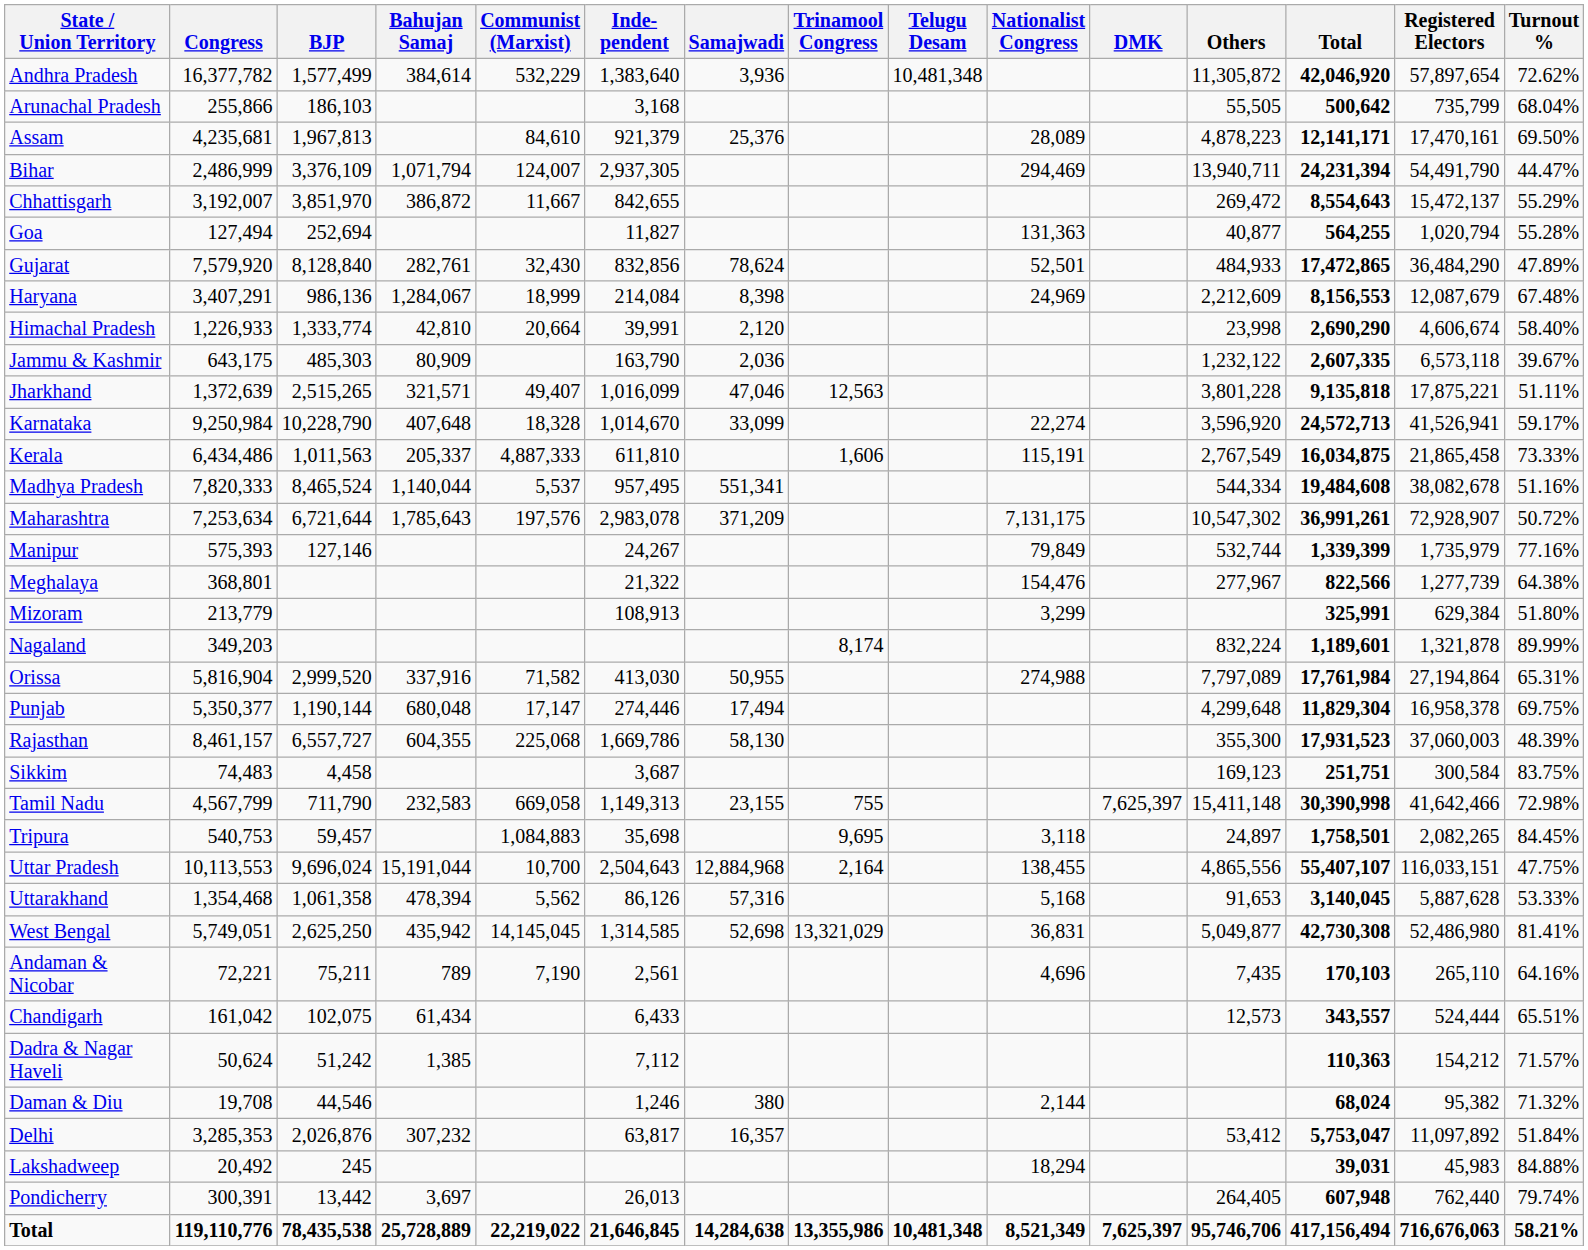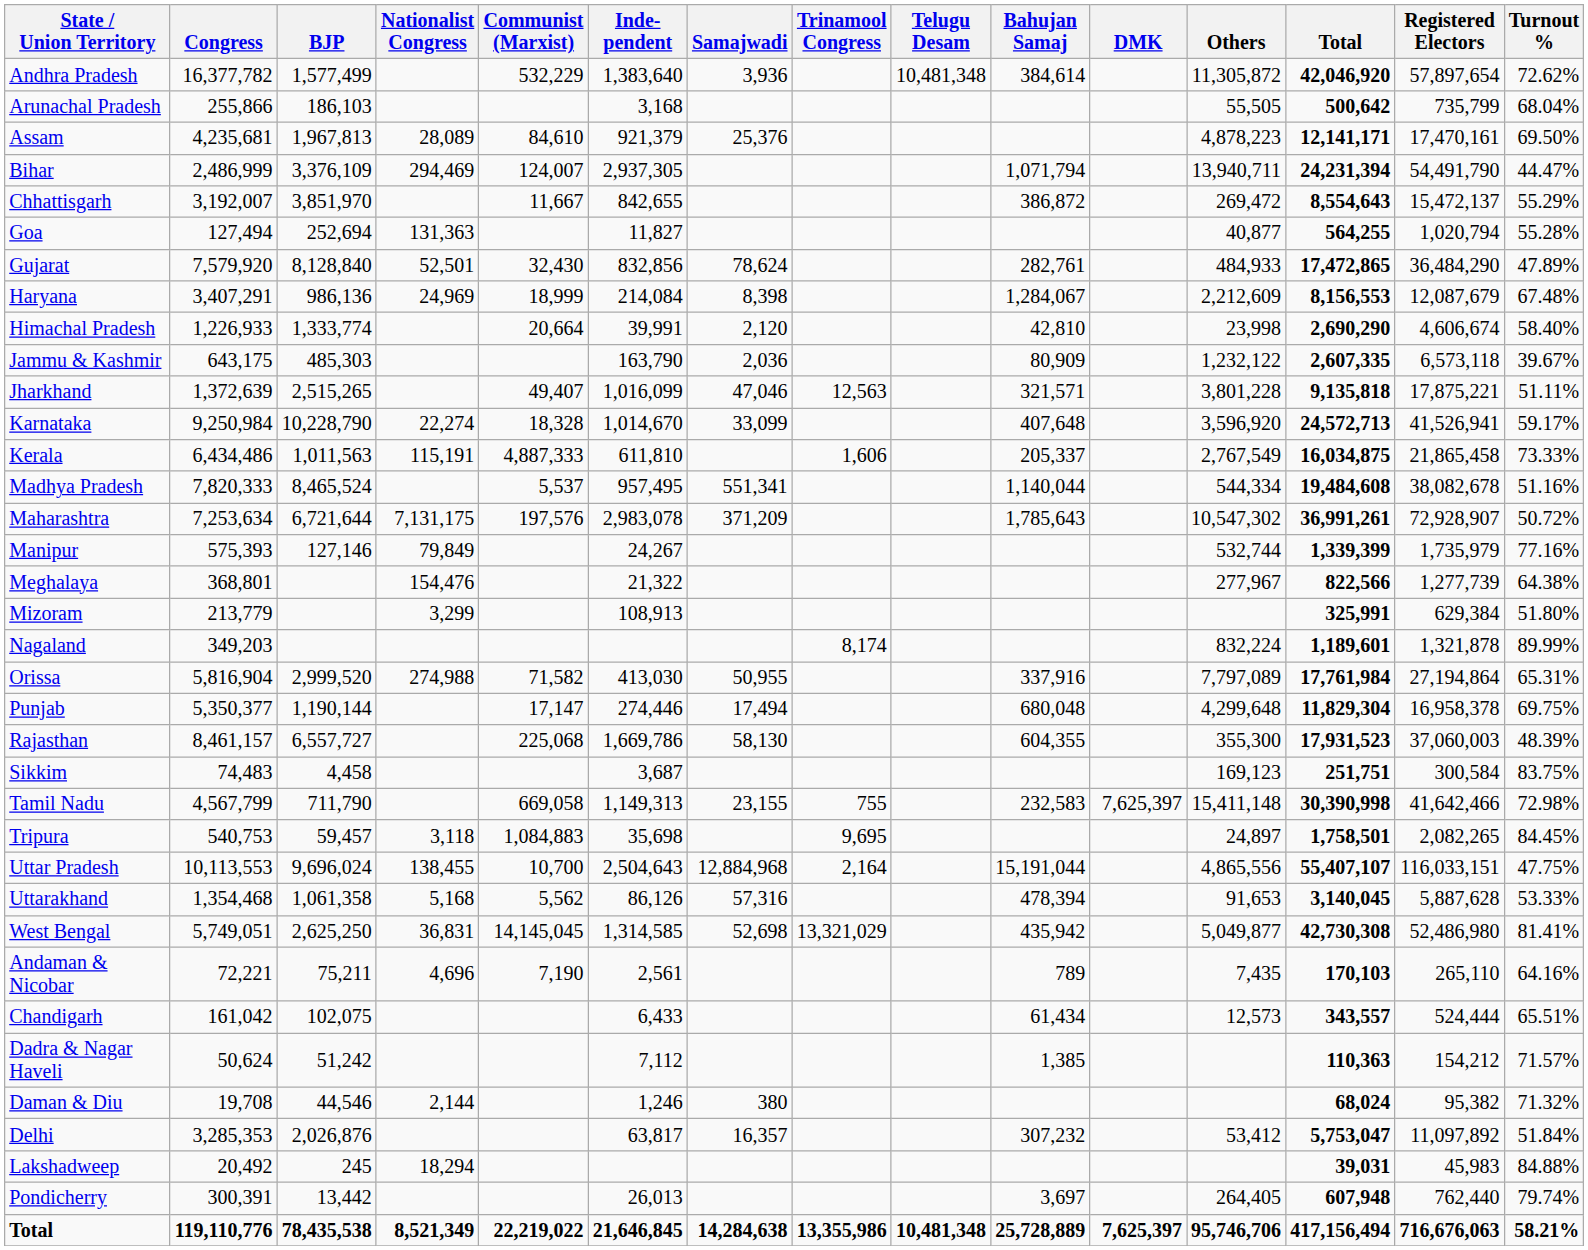columns swapped: (426, 31) <-> (1039, 31)
